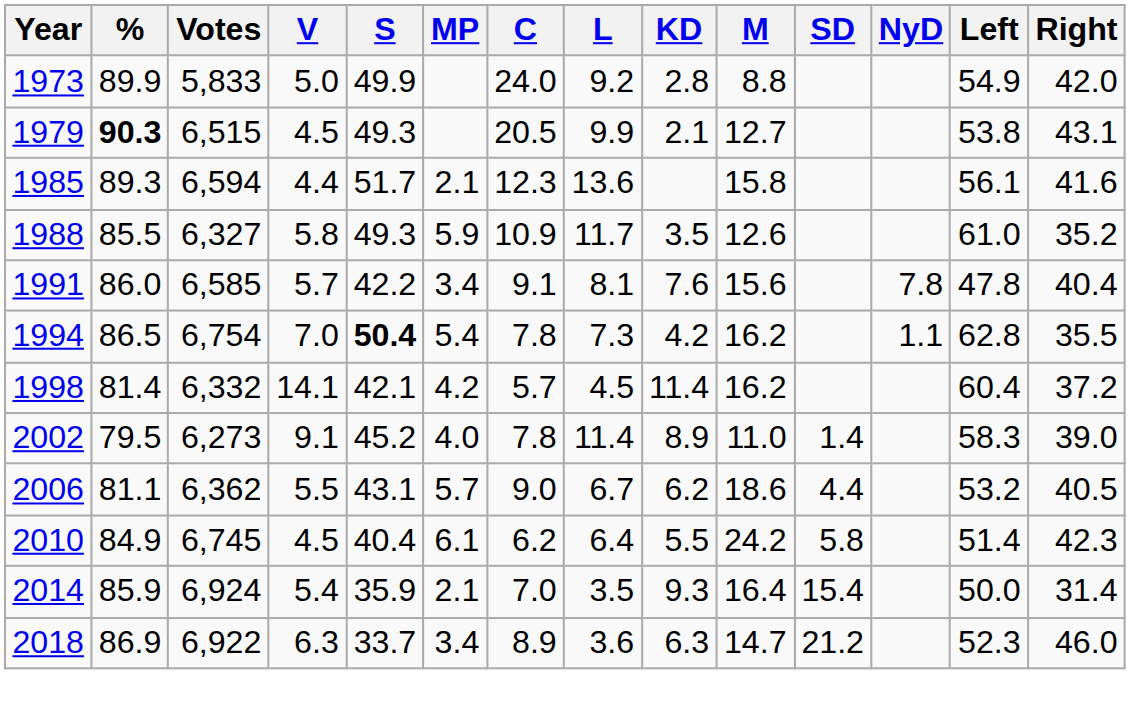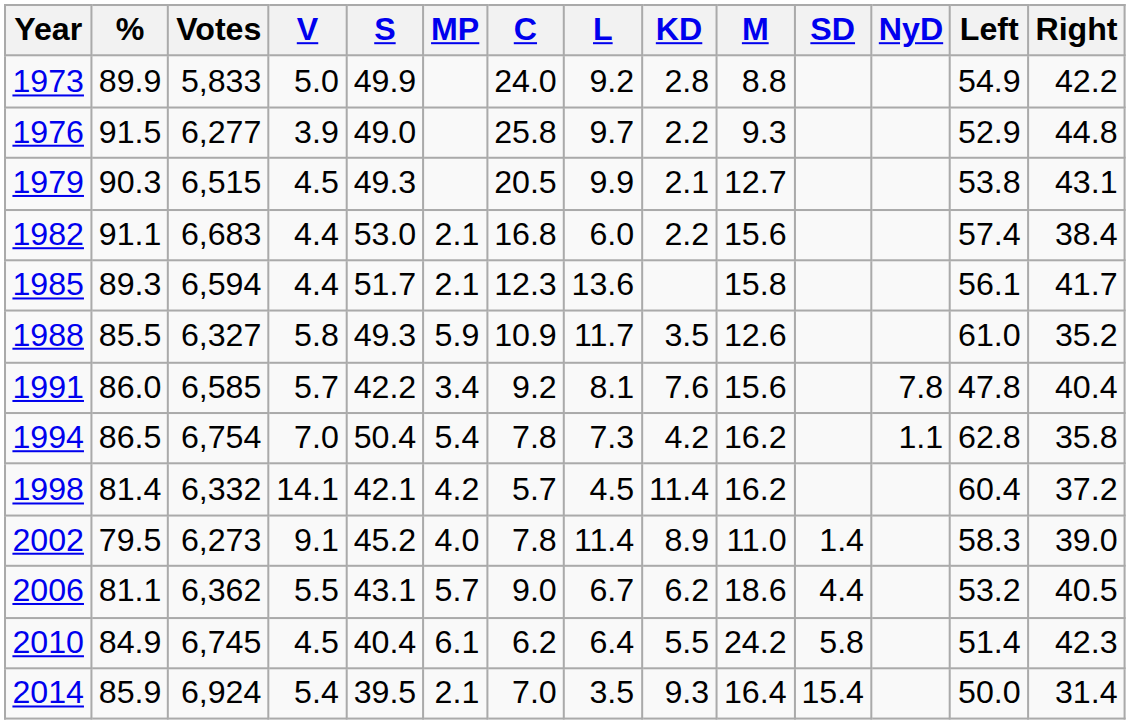(1086, 81) 42.0 -> (1086, 81) 42.2
+ row: (48, 132)
(130, 132) bold -> (130, 183) normal
+ row: (48, 234)
(1086, 183) 41.6 -> (1086, 285) 41.7
(534, 285) 9.1 -> (534, 387) 9.2
(385, 336) bold -> (385, 438) normal
(1086, 336) 35.5 -> (1086, 438) 35.8
(385, 591) 35.9 -> (385, 693) 39.5
- row: (48, 642)
